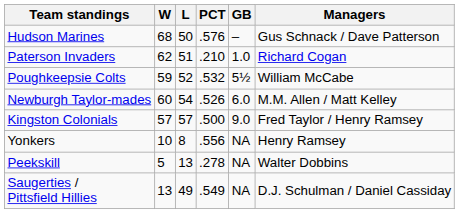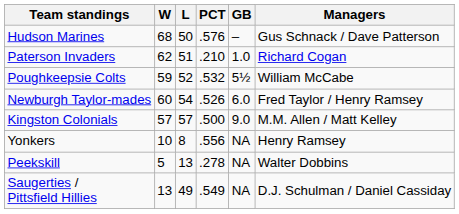(327, 99) M.M. Allen / Matt Kelley -> (340, 99) Fred Taylor / Henry Ramsey
(340, 120) Fred Taylor / Henry Ramsey -> (327, 120) M.M. Allen / Matt Kelley
